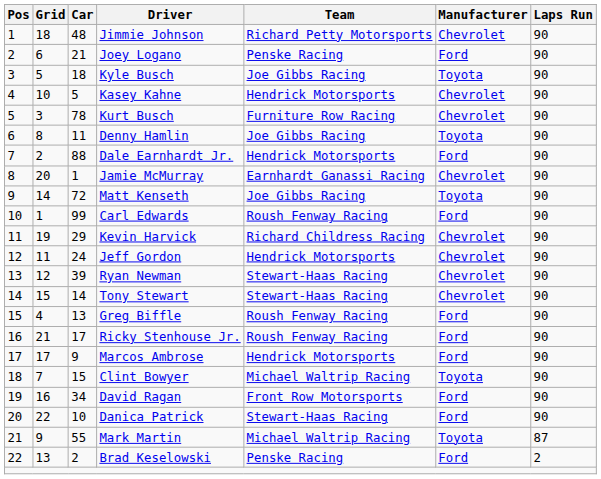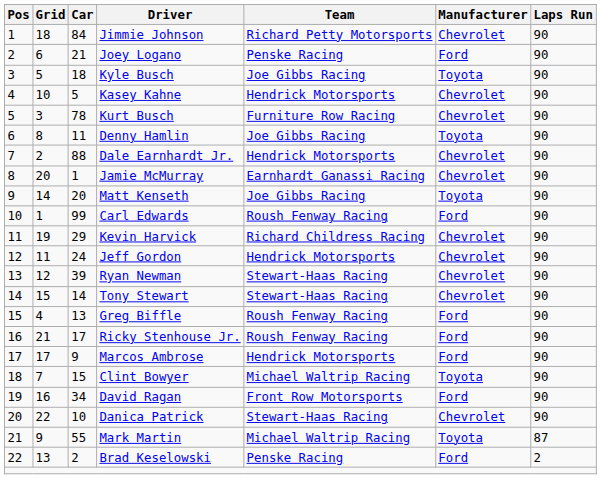(79, 35) 48 -> (79, 35) 84
(453, 155) Ford -> (472, 155) Chevrolet
(79, 196) 72 -> (79, 196) 20
(453, 417) Ford -> (472, 417) Chevrolet
